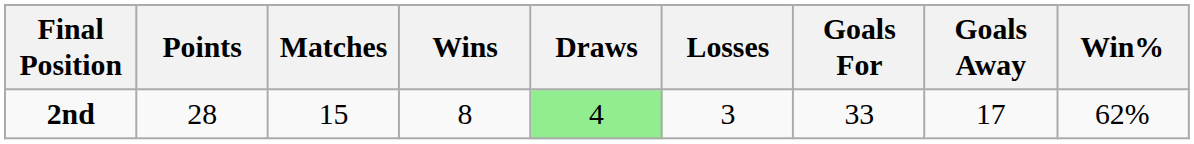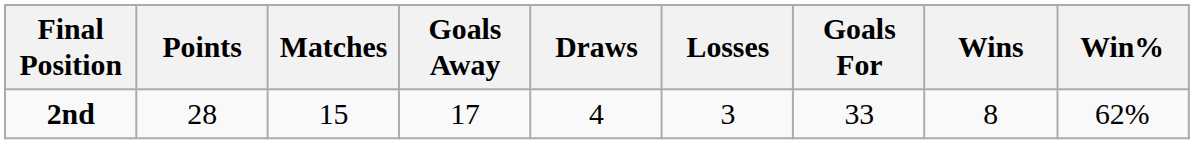columns swapped: (465, 46) <-> (991, 46)
(596, 113) lightgreen background -> (596, 113) no background
